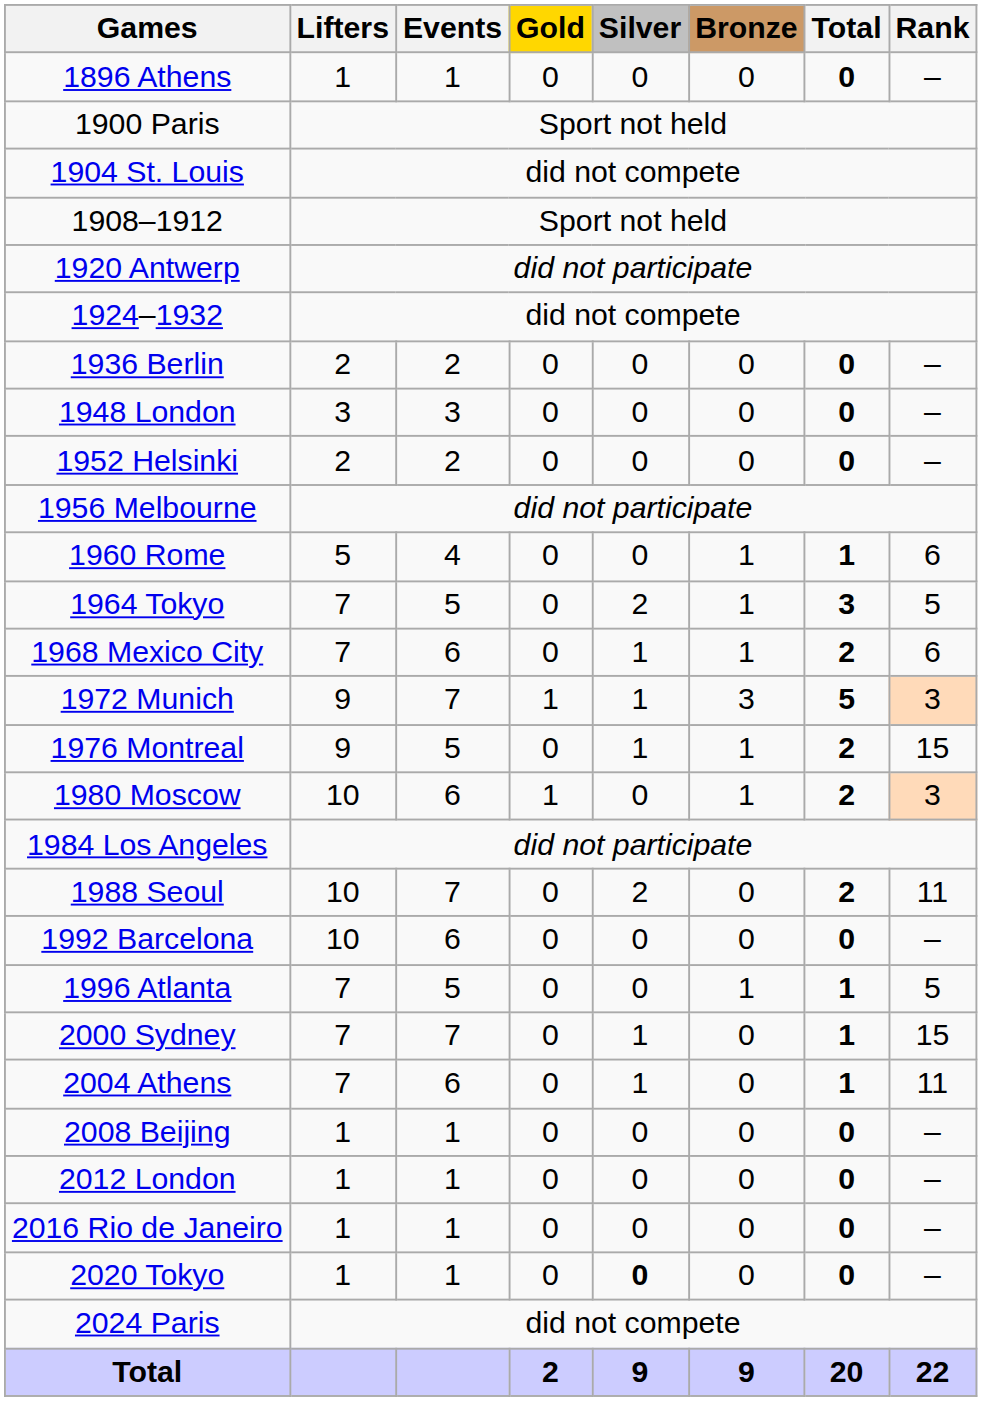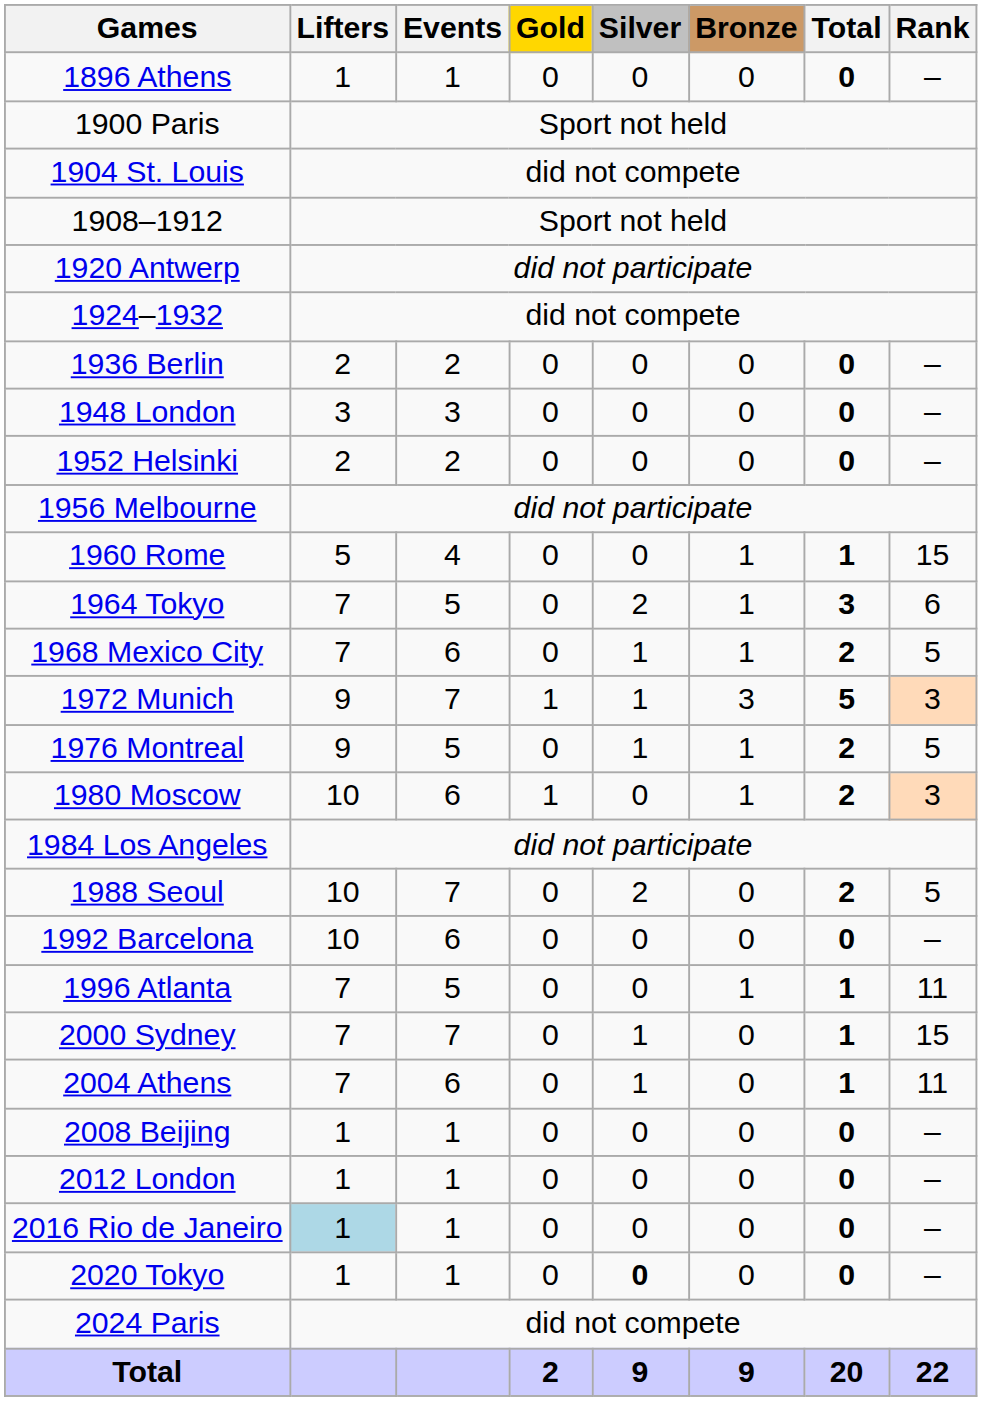(932, 556) 6 -> (932, 556) 15
(932, 603) 5 -> (932, 603) 6
(932, 651) 6 -> (932, 651) 5
(932, 747) 15 -> (932, 747) 5
(932, 891) 11 -> (932, 891) 5
(932, 987) 5 -> (932, 987) 11
(343, 1227) no background -> (343, 1227) lightblue background
